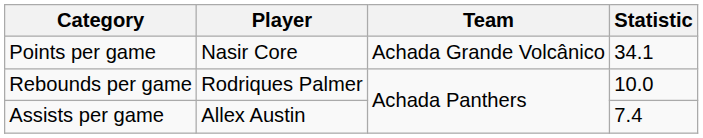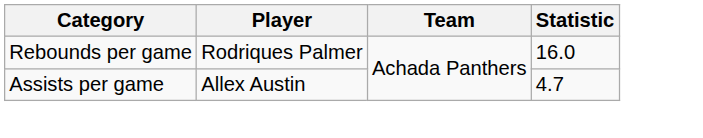- row: (83, 52)
(634, 84) 10.0 -> (555, 52) 16.0
(628, 116) 7.4 -> (550, 84) 4.7
